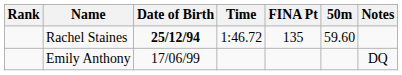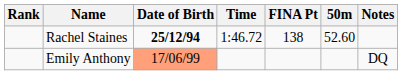(293, 37) 135 -> (293, 37) 138
(340, 37) 59.60 -> (340, 37) 52.60
(175, 59) no background -> (175, 59) lightsalmon background
